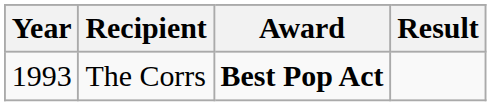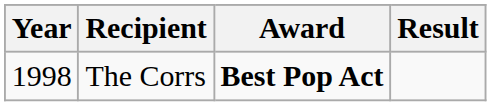(42, 75) 1993 -> (42, 75) 1998
